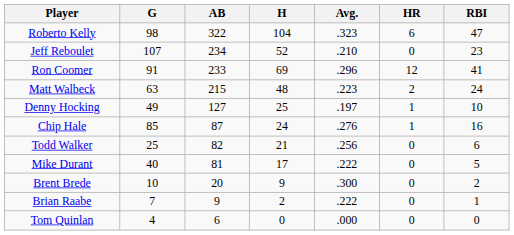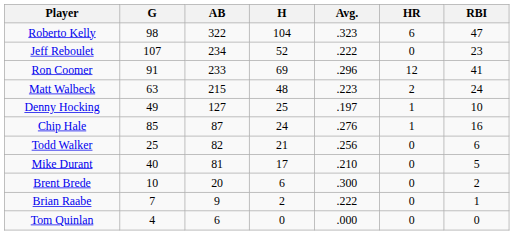(347, 51) .210 -> (347, 51) .222
(347, 164) .222 -> (347, 164) .210
(282, 182) 9 -> (282, 182) 6
